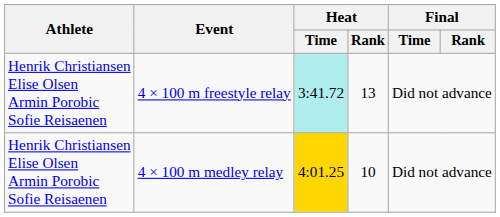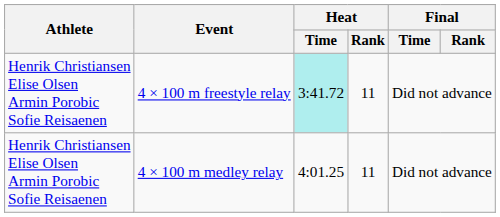(368, 93) 13 -> (368, 93) 11
(321, 172) gold background -> (321, 172) no background
(368, 172) 10 -> (368, 172) 11
